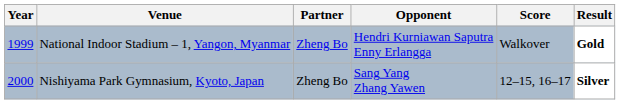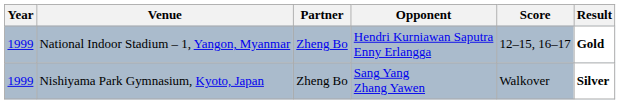(524, 44) Walkover -> (535, 44) 12–15, 16–17
(20, 81) 2000 -> (20, 81) 1999
(535, 81) 12–15, 16–17 -> (524, 81) Walkover
